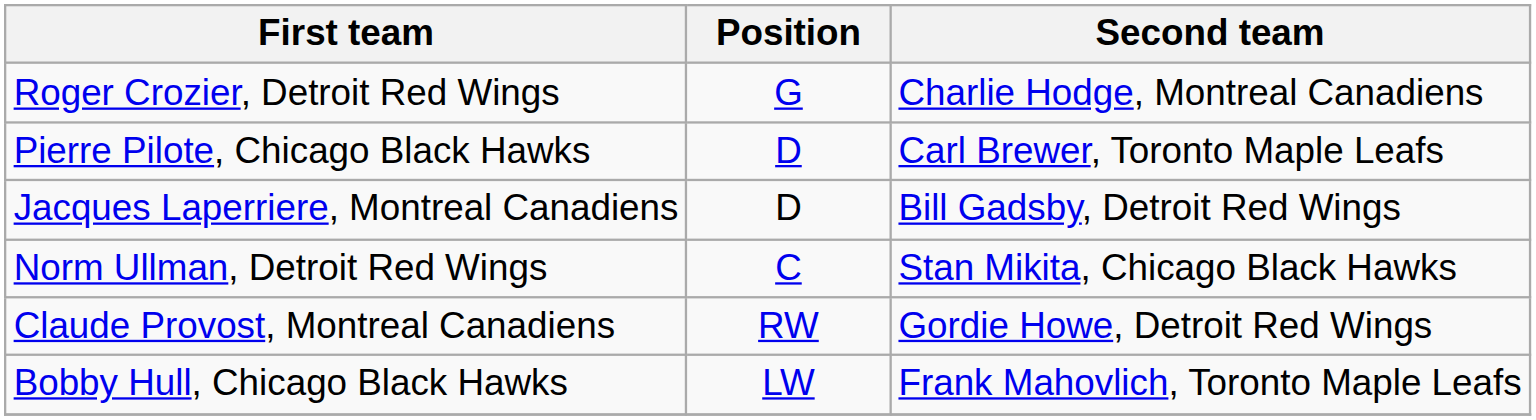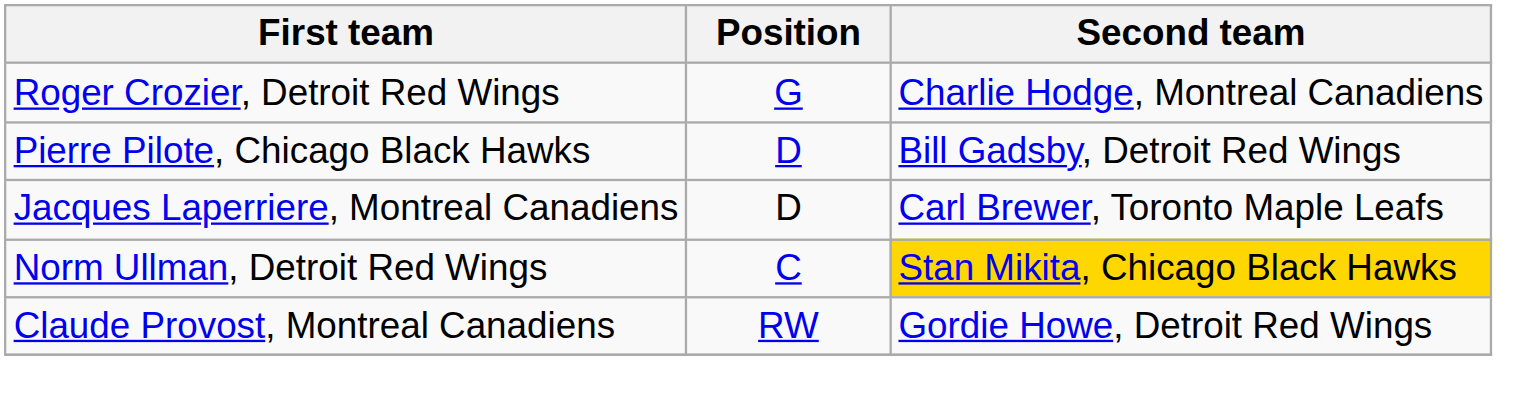(1171, 150) Carl Brewer, Toronto Maple Leafs -> (1150, 150) Bill Gadsby, Detroit Red Wings
(1150, 208) Bill Gadsby, Detroit Red Wings -> (1171, 208) Carl Brewer, Toronto Maple Leafs
(1178, 267) no background -> (1178, 267) gold background
- row: (291, 383)
